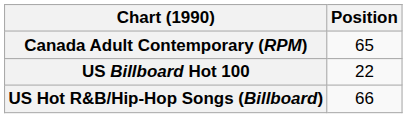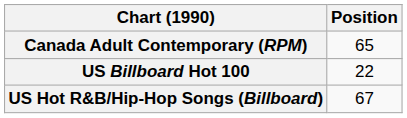(364, 98) 66 -> (364, 98) 67
